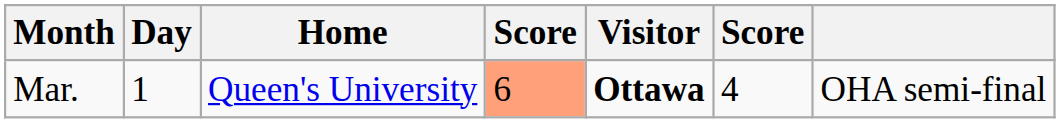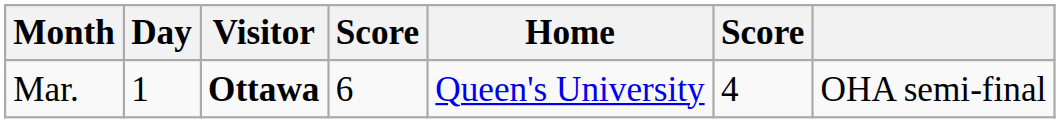columns swapped: (649, 32) <-> (343, 32)
(502, 88) lightsalmon background -> (344, 88) no background
